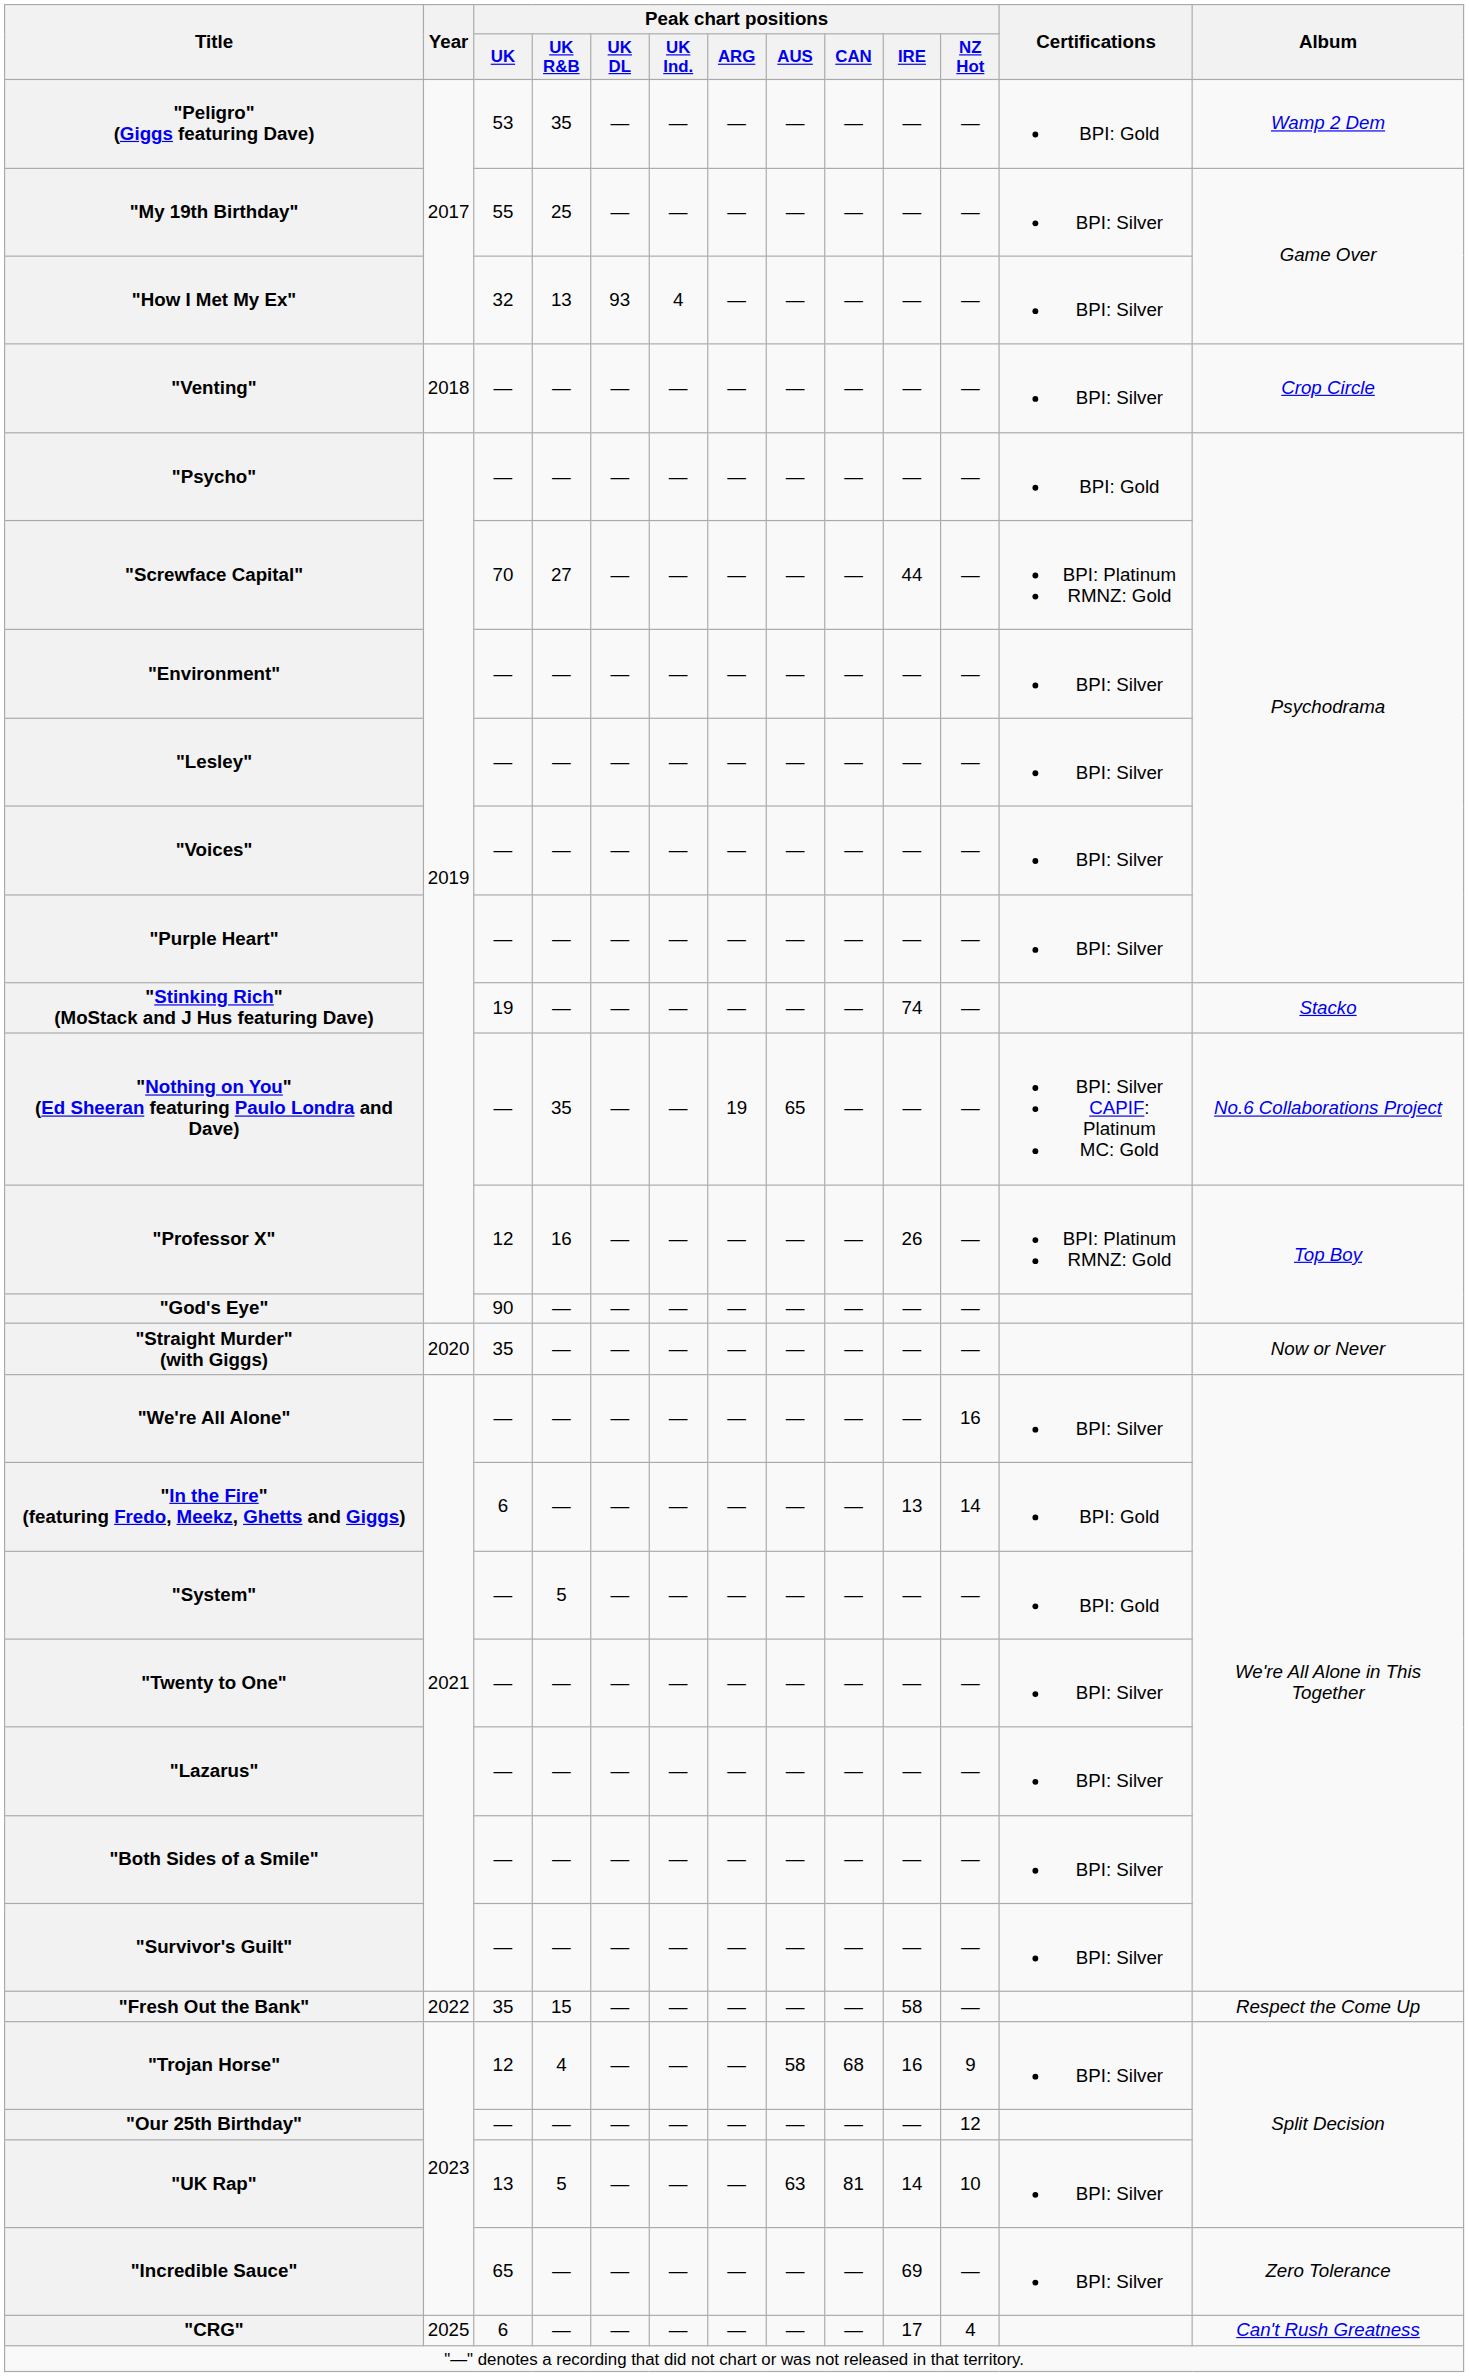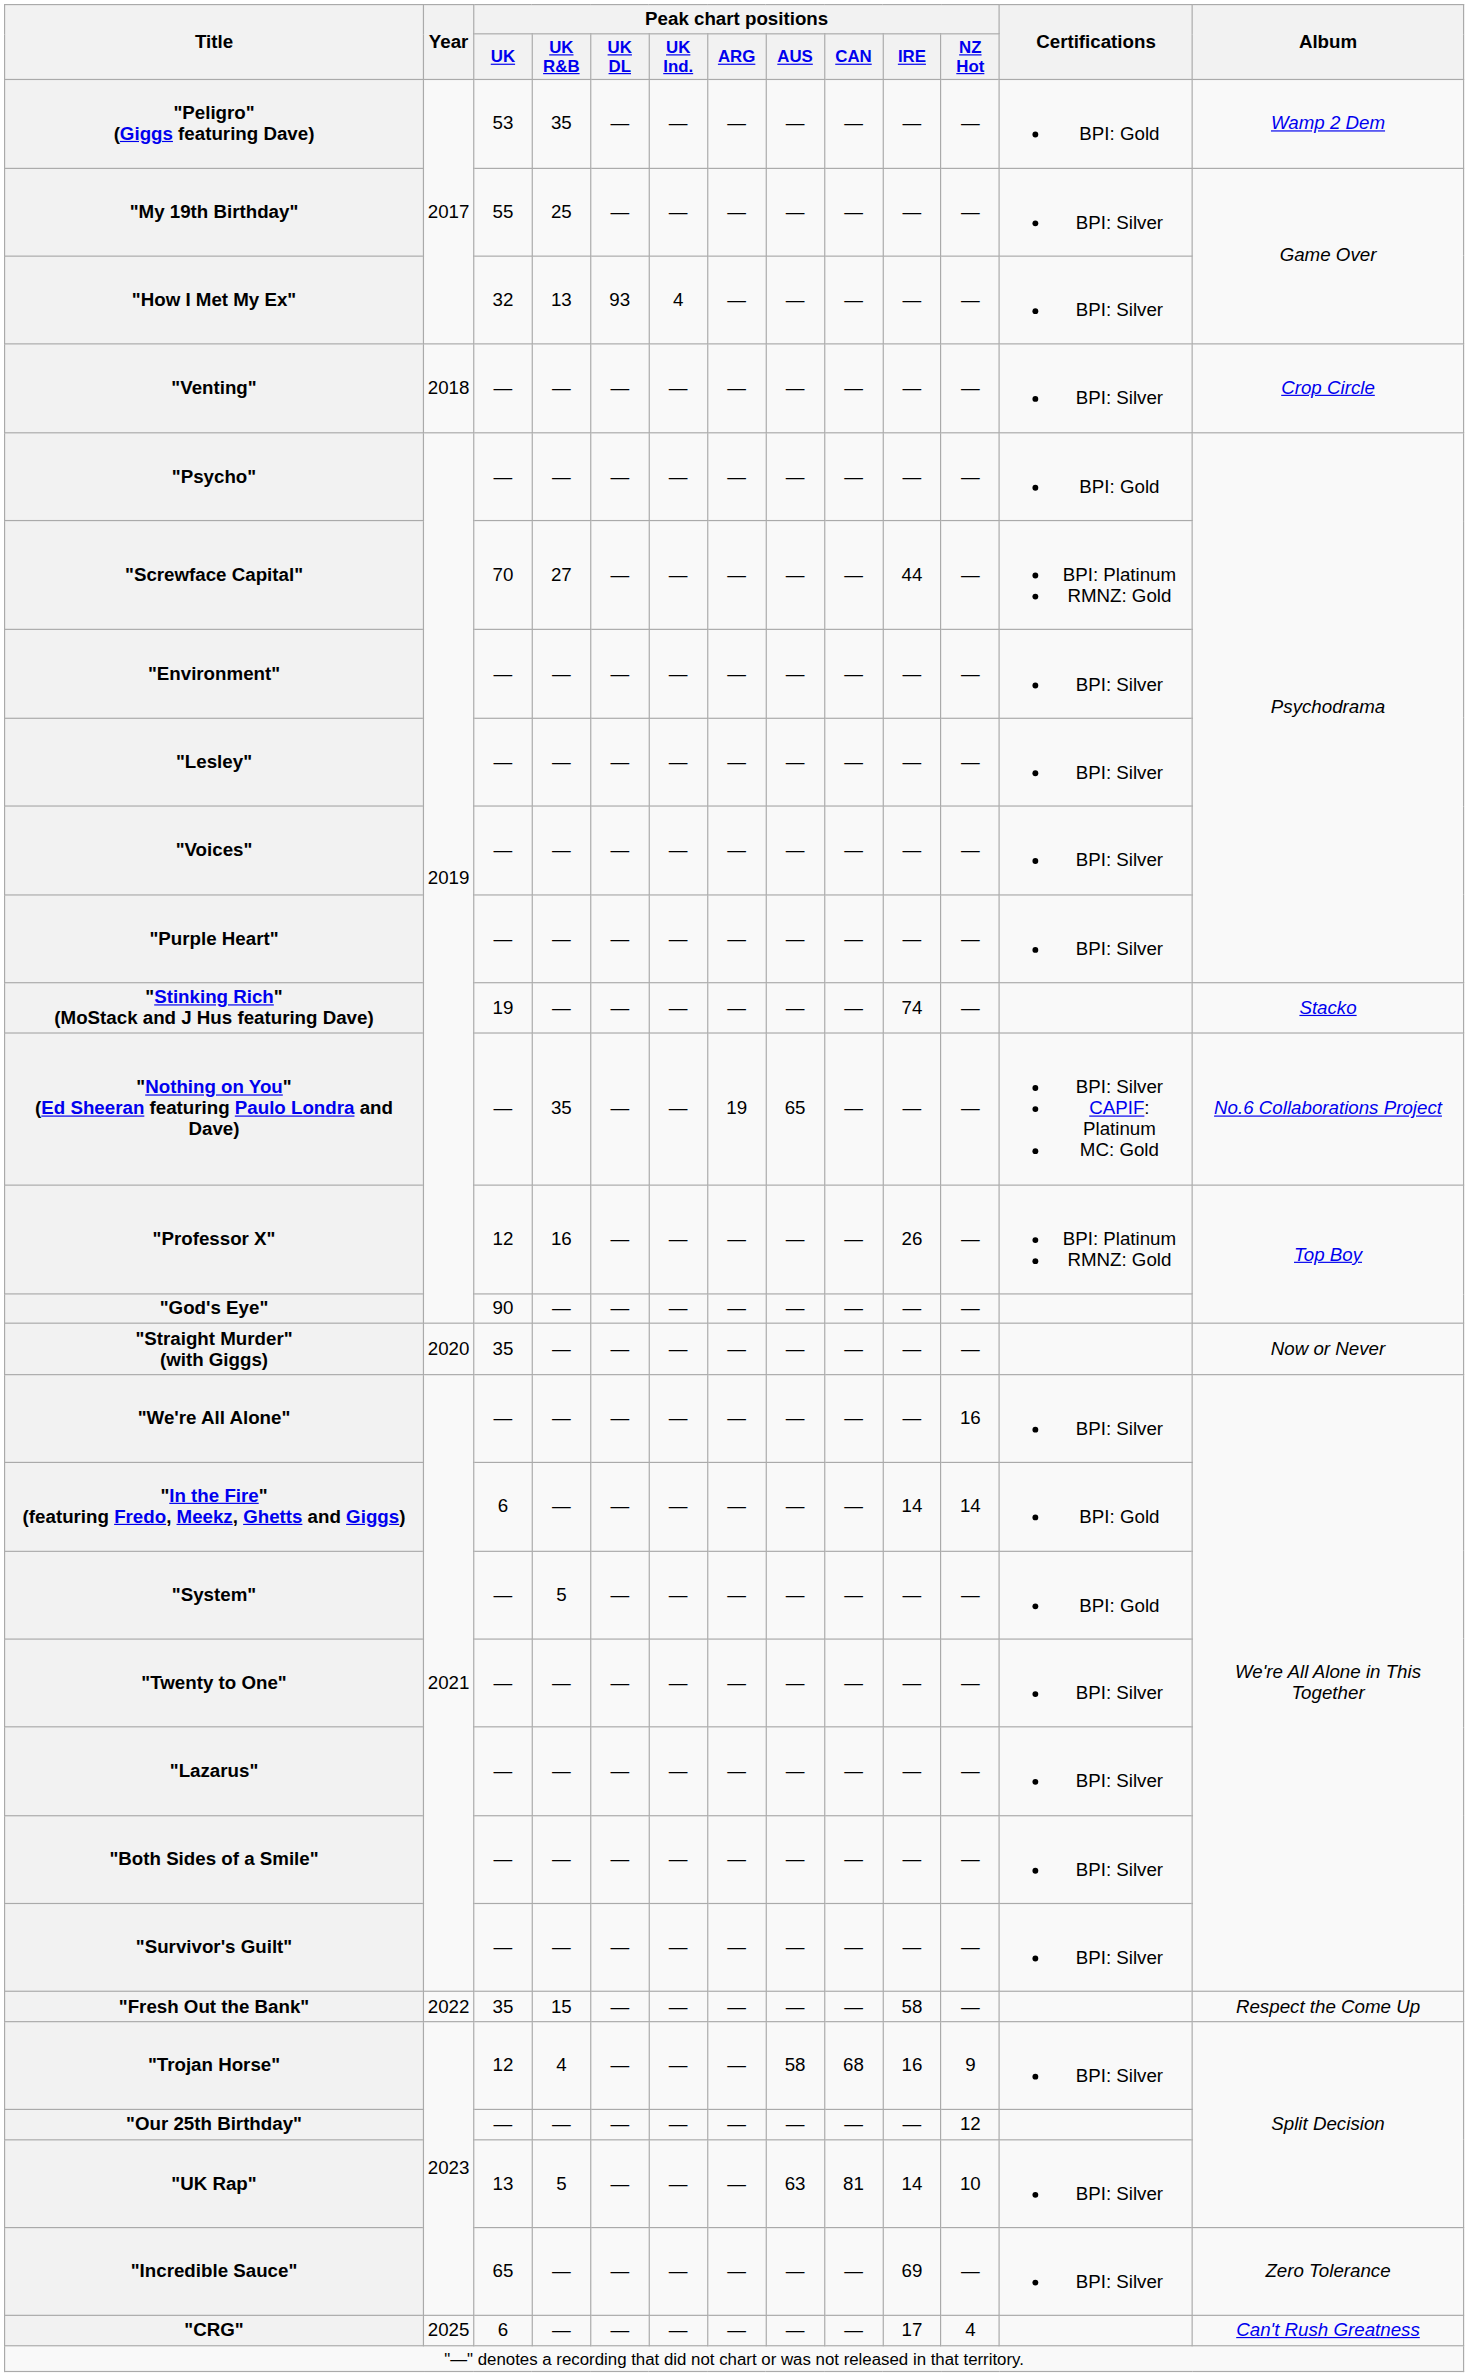(912, 1506) 13 -> (912, 1506) 14
